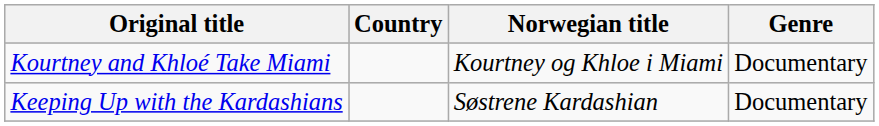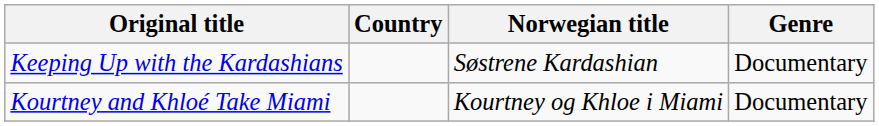rows swapped: (177, 101) <-> (170, 62)
